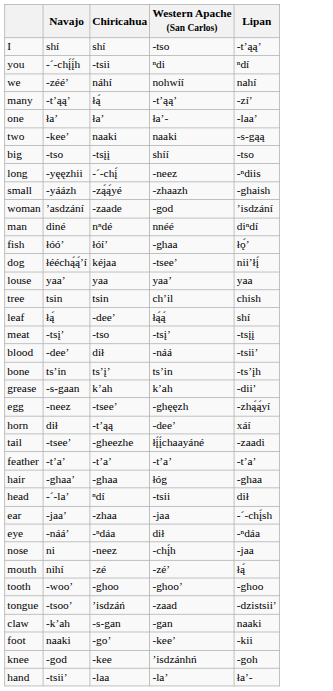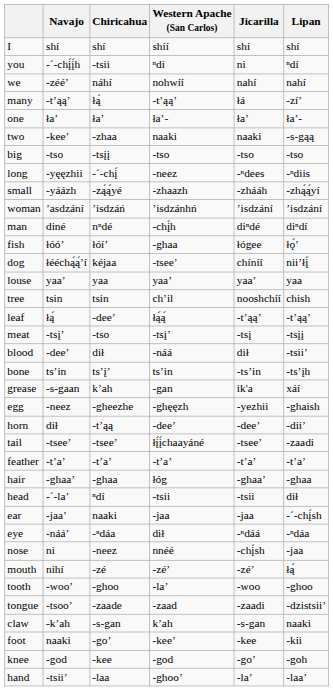+ column: (259, 21)
(161, 46) -tso -> (161, 46) shíí
(249, 46) -t’ąą’ -> (293, 46) shí
(247, 118) -laa’ -> (294, 118) ła’-
(105, 136) naaki -> (105, 136) -zhaa
(161, 154) shíí -> (161, 154) -tso
(254, 190) -ghaish -> (303, 190) -zhą́ą́yí
(107, 208) -zaade -> (109, 208) ’isdzáń
(163, 208) -god -> (174, 208) ’isdzánhń
(163, 226) nnéé -> (164, 226) -chį́h
(243, 316) shí -> (299, 316) -t’ąą’
(162, 389) k’ah -> (162, 389) -gan
(247, 389) -dii’ -> (293, 389) xáí
(105, 407) -tsee’ -> (113, 407) -gheezhe
(254, 407) -zhą́ą́yí -> (303, 407) -ghaish
(244, 425) xáí -> (296, 425) -dii’
(113, 443) -gheezhe -> (105, 443) -tsee’
(105, 515) -zhaa -> (105, 515) naaki
(164, 551) -chį́h -> (163, 551) nnéé
(168, 587) -ghoo’ -> (160, 587) -la’
(109, 605) ’isdzáń -> (107, 605) -zaade
(162, 623) -gan -> (162, 623) k’ah
(174, 659) ’isdzánhń -> (163, 659) -god
(160, 677) -la’ -> (168, 677) -ghoo’
(245, 677) ła’- -> (297, 677) -laa’
